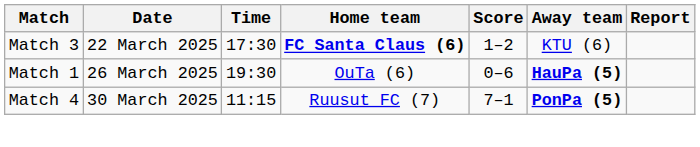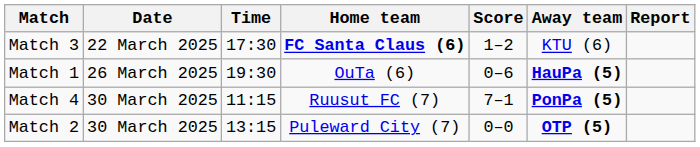+ row: (44, 128)
